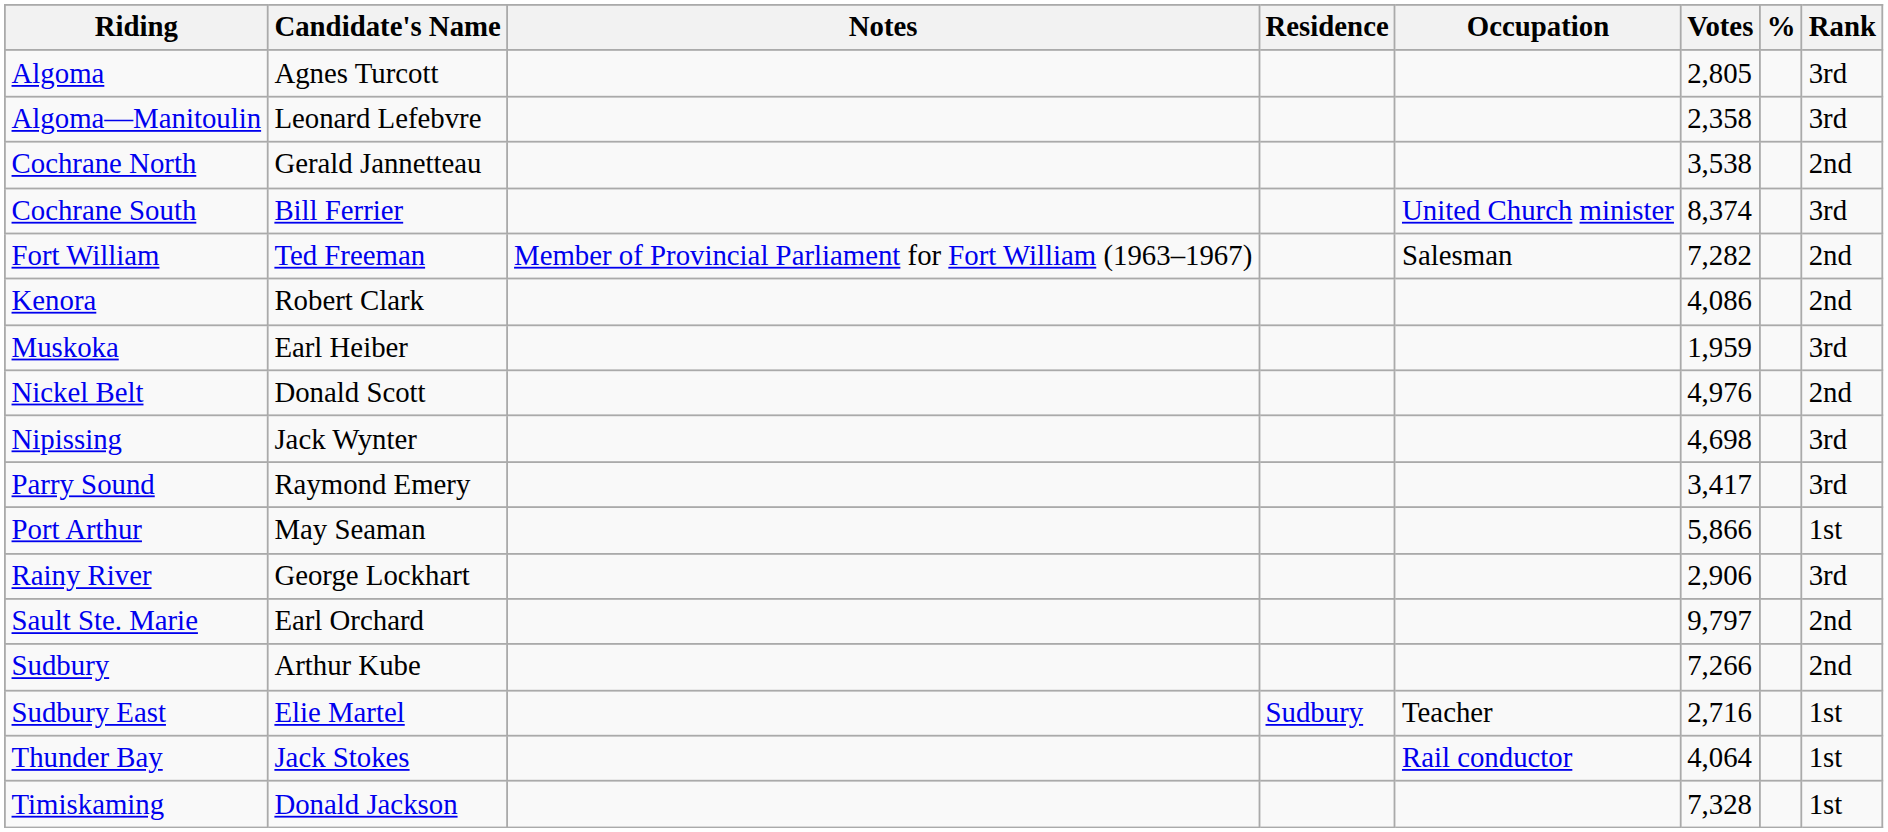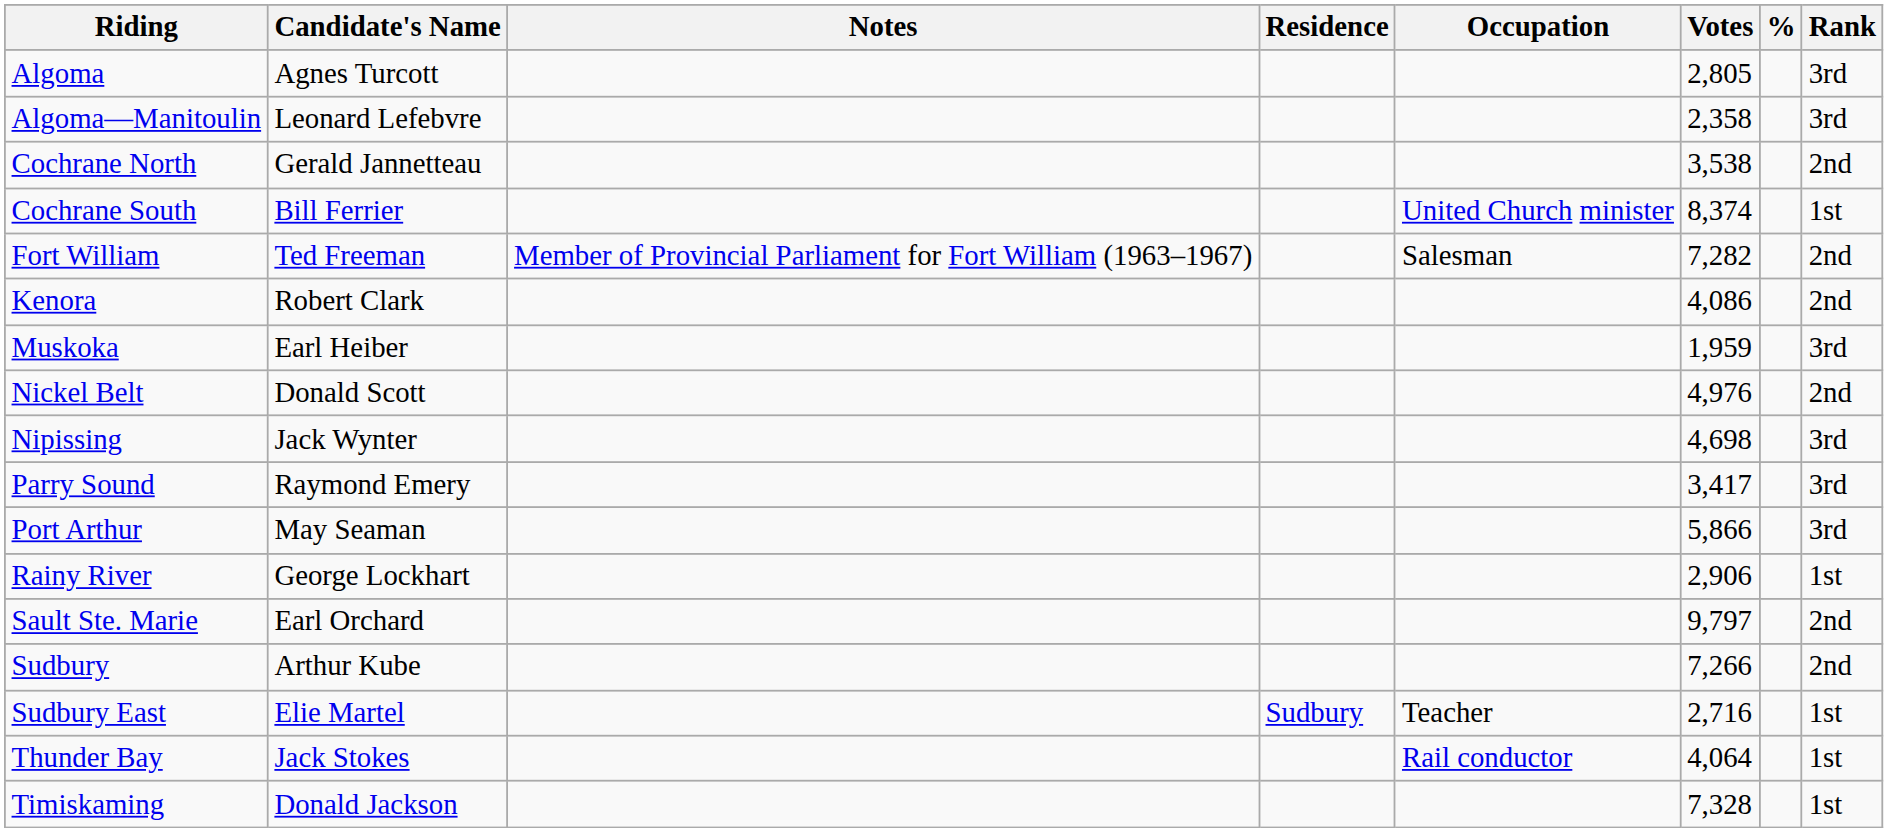(1828, 210) 3rd -> (1826, 210) 1st
(1826, 529) 1st -> (1828, 529) 3rd
(1828, 575) 3rd -> (1826, 575) 1st
